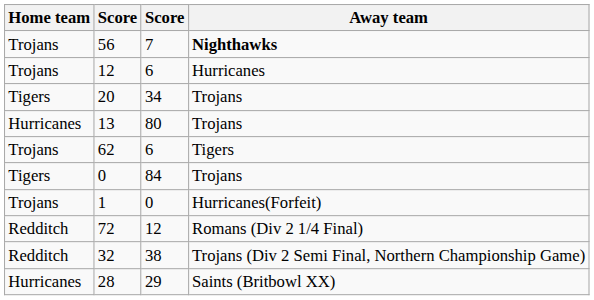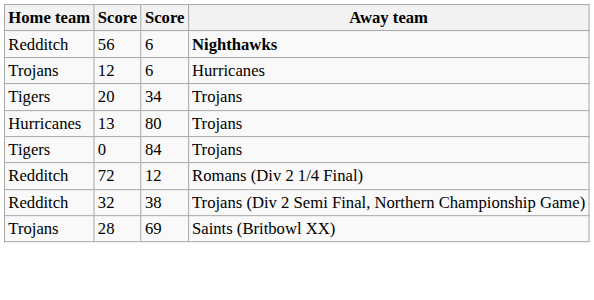(33, 44) Trojans -> (38, 44) Redditch
(149, 44) 7 -> (149, 44) 6
- row: (106, 149)
- row: (102, 202)
(45, 281) Hurricanes -> (33, 228) Trojans
(153, 281) 29 -> (153, 228) 69
